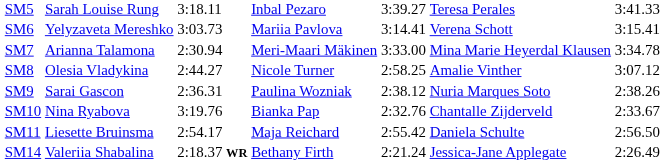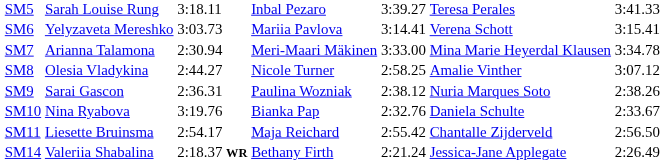(491, 111) Chantalle Zijderveld -> (477, 111) Daniela Schulte
(477, 131) Daniela Schulte -> (491, 131) Chantalle Zijderveld
